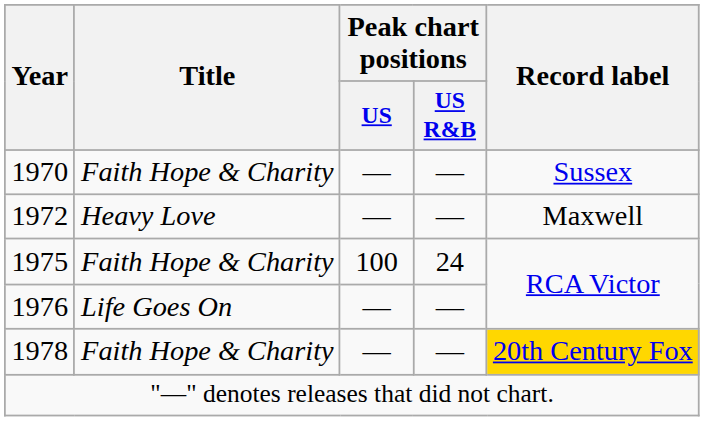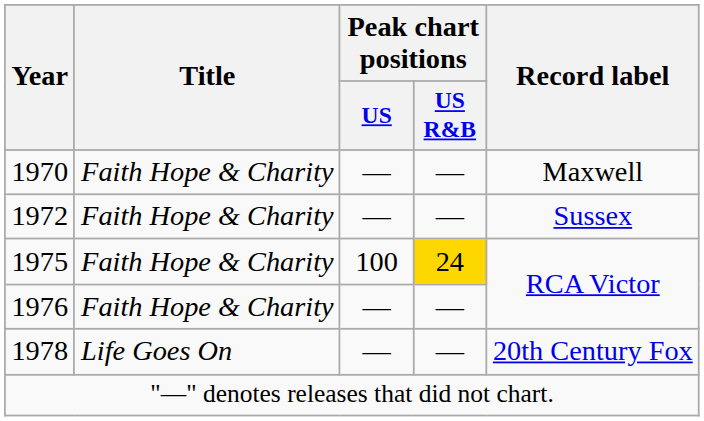(593, 171) Sussex -> (593, 171) Maxwell
(148, 216) Heavy Love -> (207, 216) Faith Hope & Charity
(593, 216) Maxwell -> (593, 216) Sussex
(450, 261) no background -> (450, 261) gold background
(157, 306) Life Goes On -> (207, 306) Faith Hope & Charity
(207, 351) Faith Hope & Charity -> (157, 351) Life Goes On
(593, 351) gold background -> (593, 351) no background
